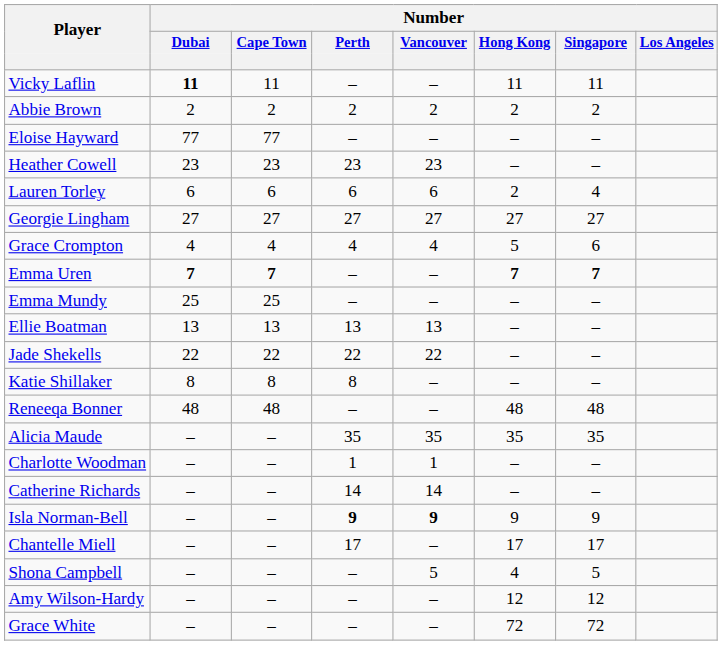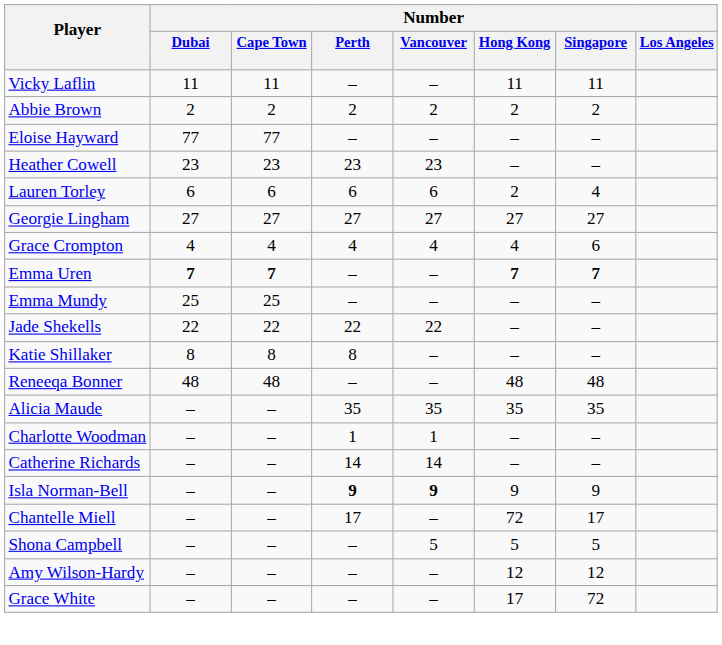(191, 83) bold -> (191, 83) normal
(515, 245) 5 -> (515, 245) 4
- row: (58, 327)
(515, 544) 17 -> (515, 517) 72
(515, 571) 4 -> (515, 544) 5
(515, 626) 72 -> (515, 598) 17
